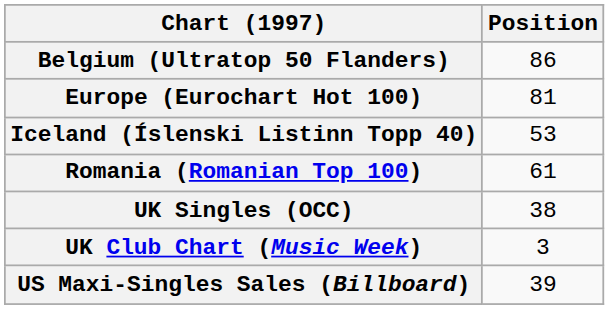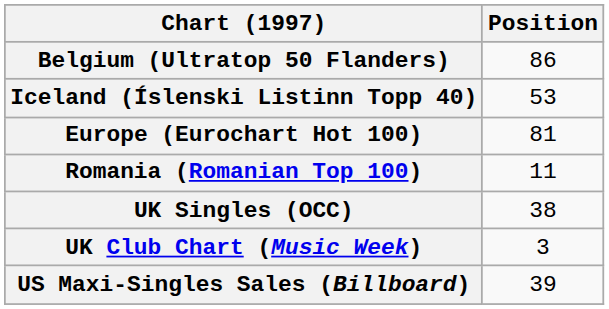rows swapped: (244, 98) <-> (244, 135)
(543, 173) 61 -> (543, 173) 11
